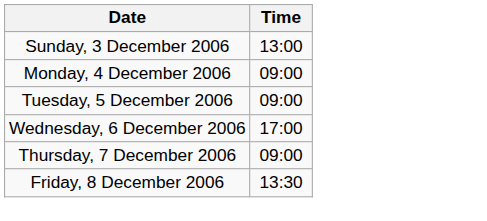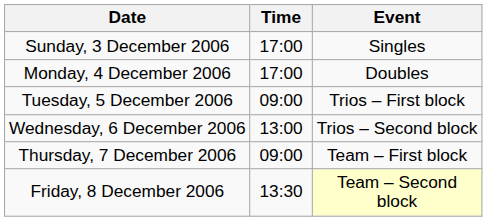+ column: (397, 18)
(281, 45) 13:00 -> (281, 45) 17:00
(281, 73) 09:00 -> (281, 73) 17:00
(281, 127) 17:00 -> (281, 127) 13:00
